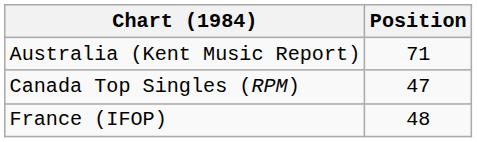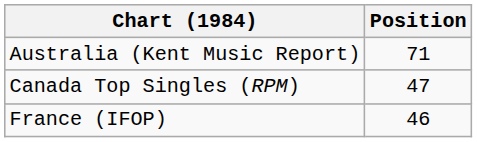(418, 120) 48 -> (418, 120) 46
